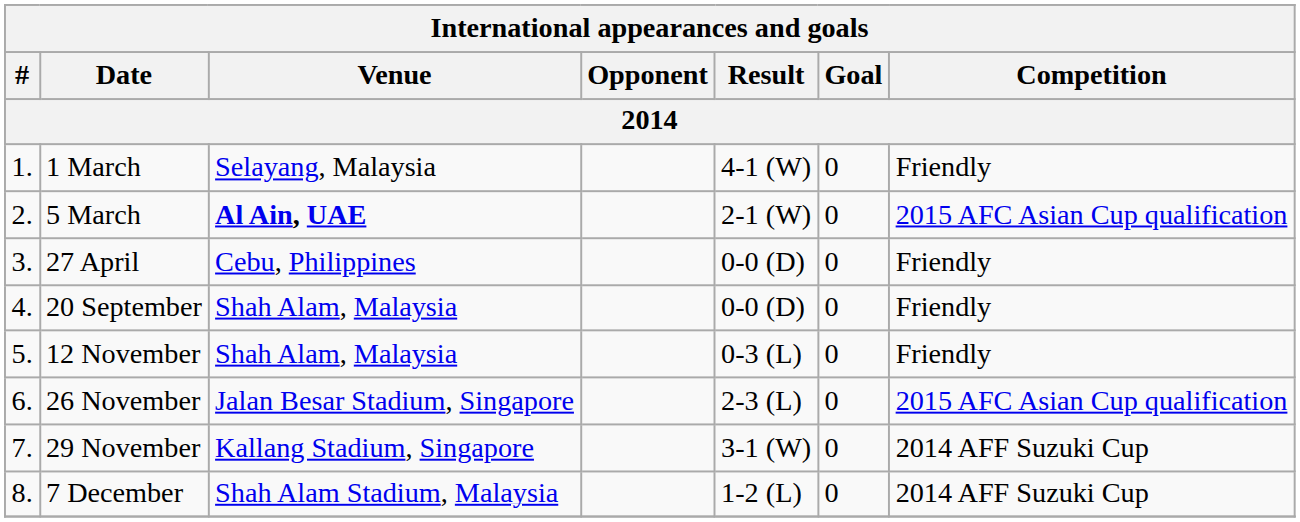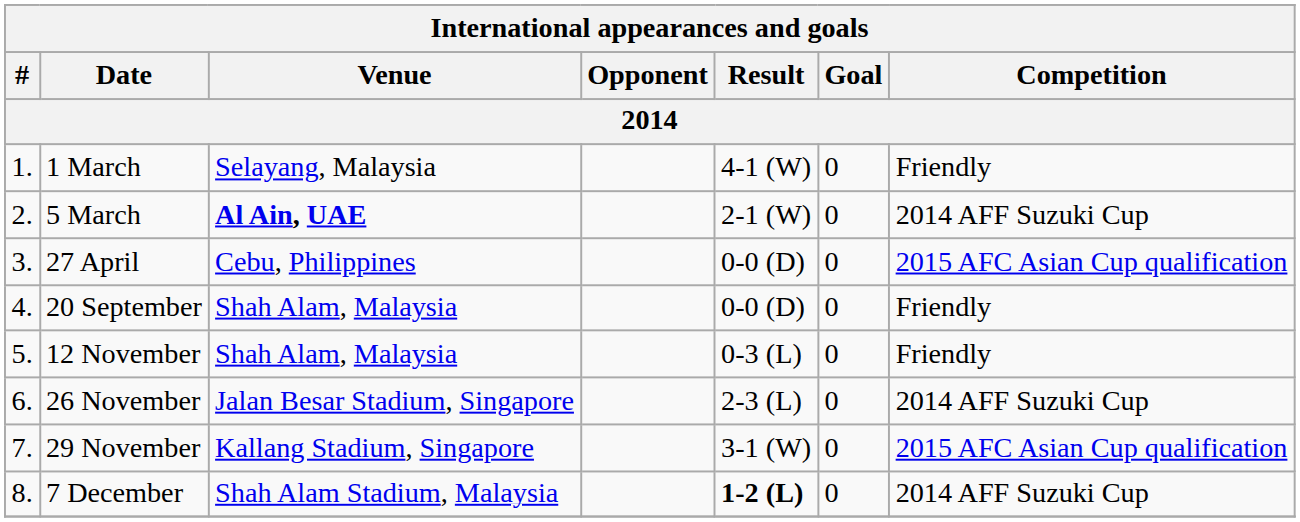(1092, 214) 2015 AFC Asian Cup qualification -> (1022, 214) 2014 AFF Suzuki Cup
(943, 260) Friendly -> (1092, 260) 2015 AFC Asian Cup qualification
(1092, 400) 2015 AFC Asian Cup qualification -> (1022, 400) 2014 AFF Suzuki Cup
(1022, 447) 2014 AFF Suzuki Cup -> (1092, 447) 2015 AFC Asian Cup qualification
(761, 493) normal -> (762, 493) bold
